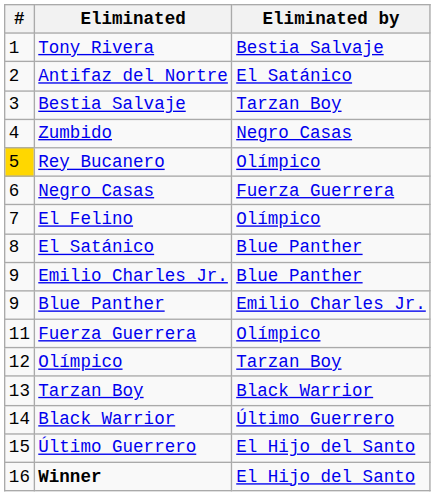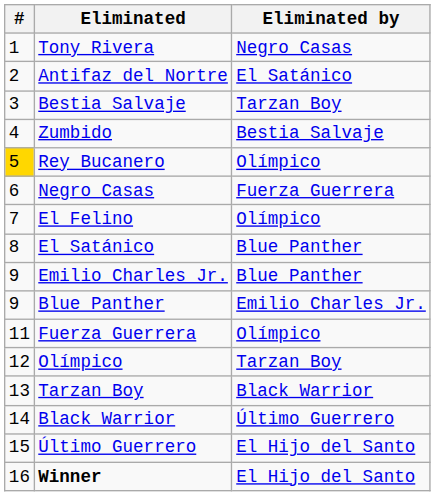(310, 48) Bestia Salvaje -> (294, 48) Negro Casas
(294, 133) Negro Casas -> (310, 133) Bestia Salvaje
